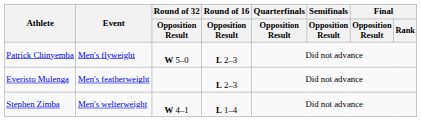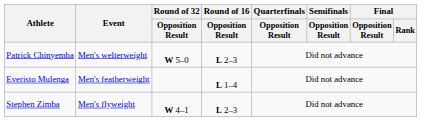(106, 55) Men's flyweight -> (113, 55) Men's welterweight
(227, 85) L 2–3 -> (227, 85) L 1–4
(113, 104) Men's welterweight -> (106, 104) Men's flyweight
(227, 110) L 1–4 -> (227, 110) L 2–3
